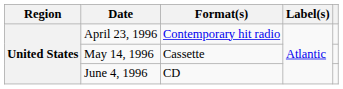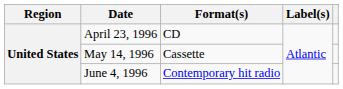(222, 34) Contemporary hit radio -> (172, 34) CD
(172, 73) CD -> (222, 73) Contemporary hit radio
